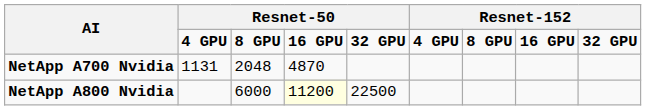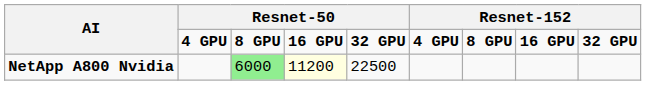- row: (91, 67)
(253, 92) no background -> (253, 67) lightgreen background
